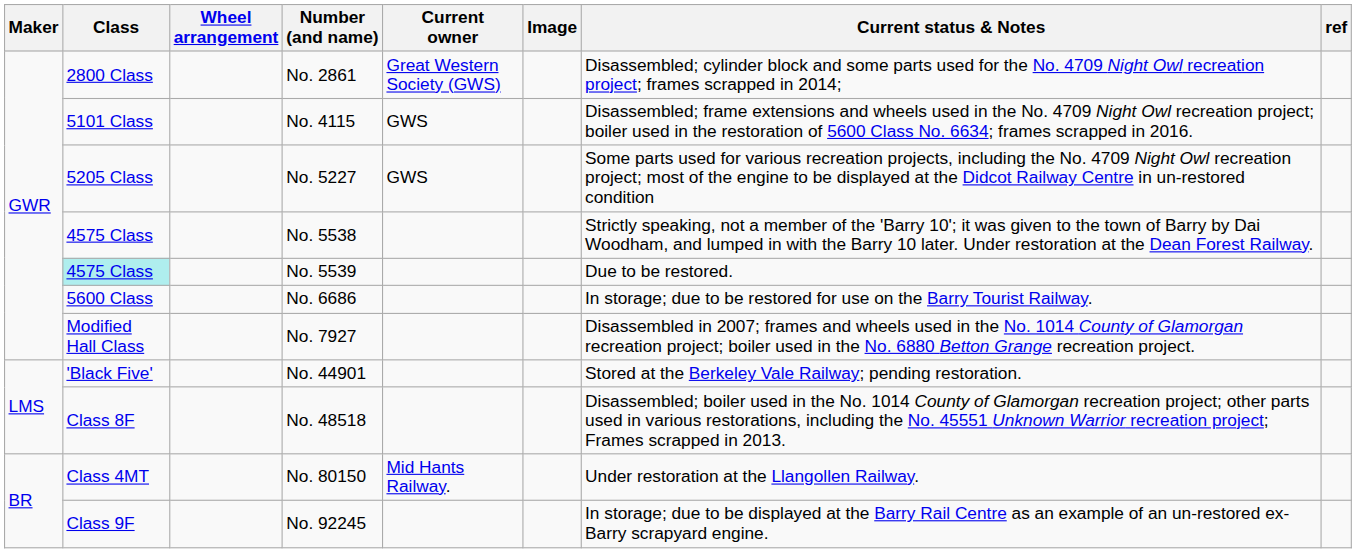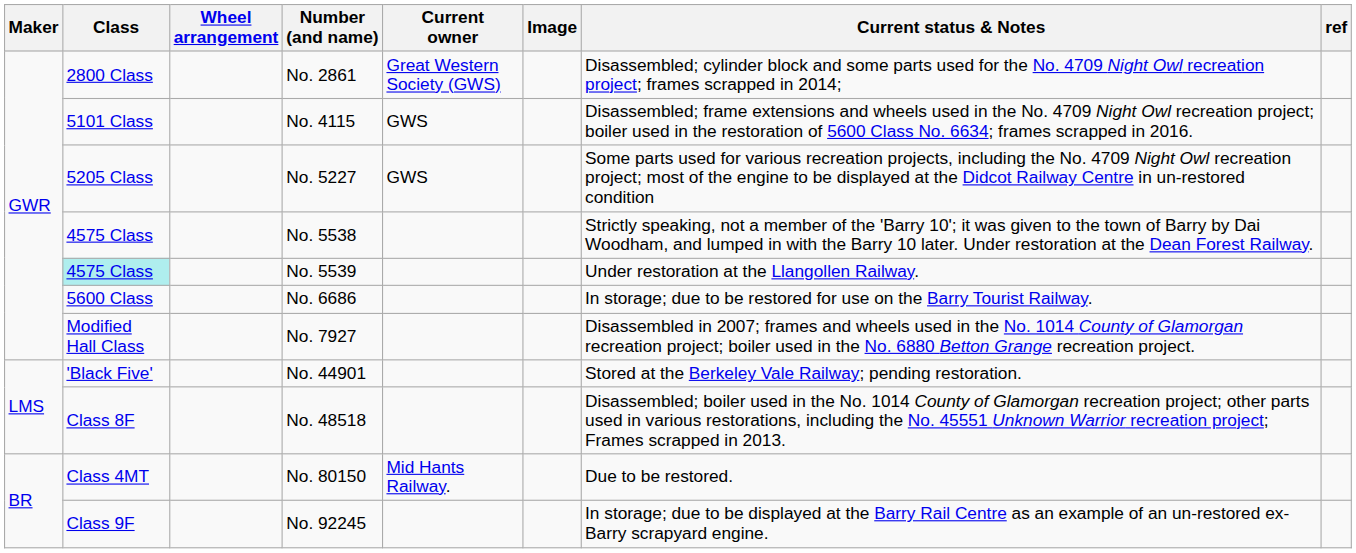(659, 271) Due to be restored. -> (752, 271) Under restoration at the Llangollen Railway.
(752, 476) Under restoration at the Llangollen Railway. -> (659, 476) Due to be restored.
